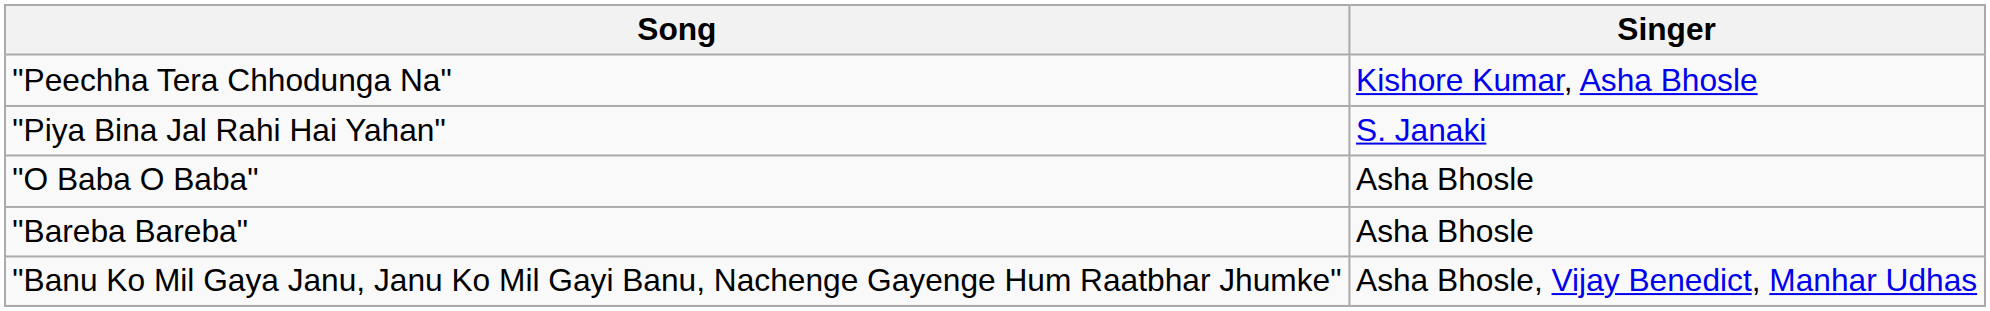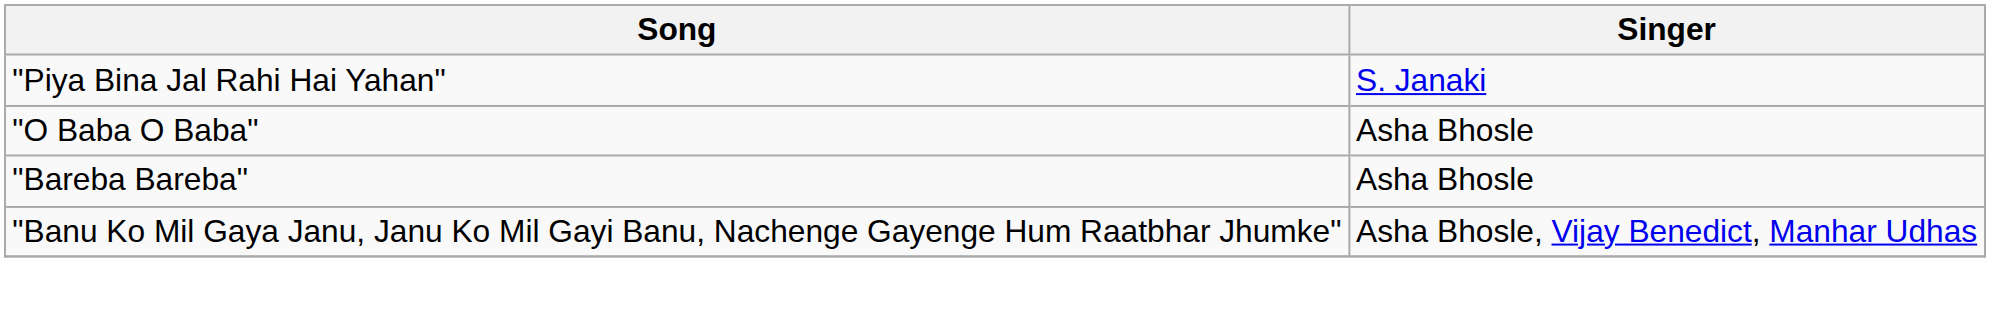- row: (232, 79)
